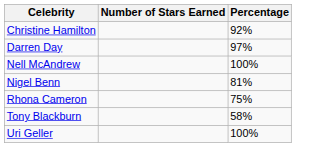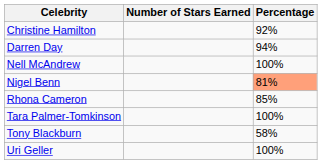(241, 47) 97% -> (267, 47) 94%
(241, 82) no background -> (267, 82) lightsalmon background
(241, 99) 75% -> (267, 99) 85%
+ row: (64, 116)
